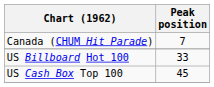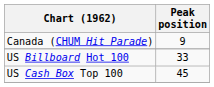(183, 41) 7 -> (183, 41) 9
